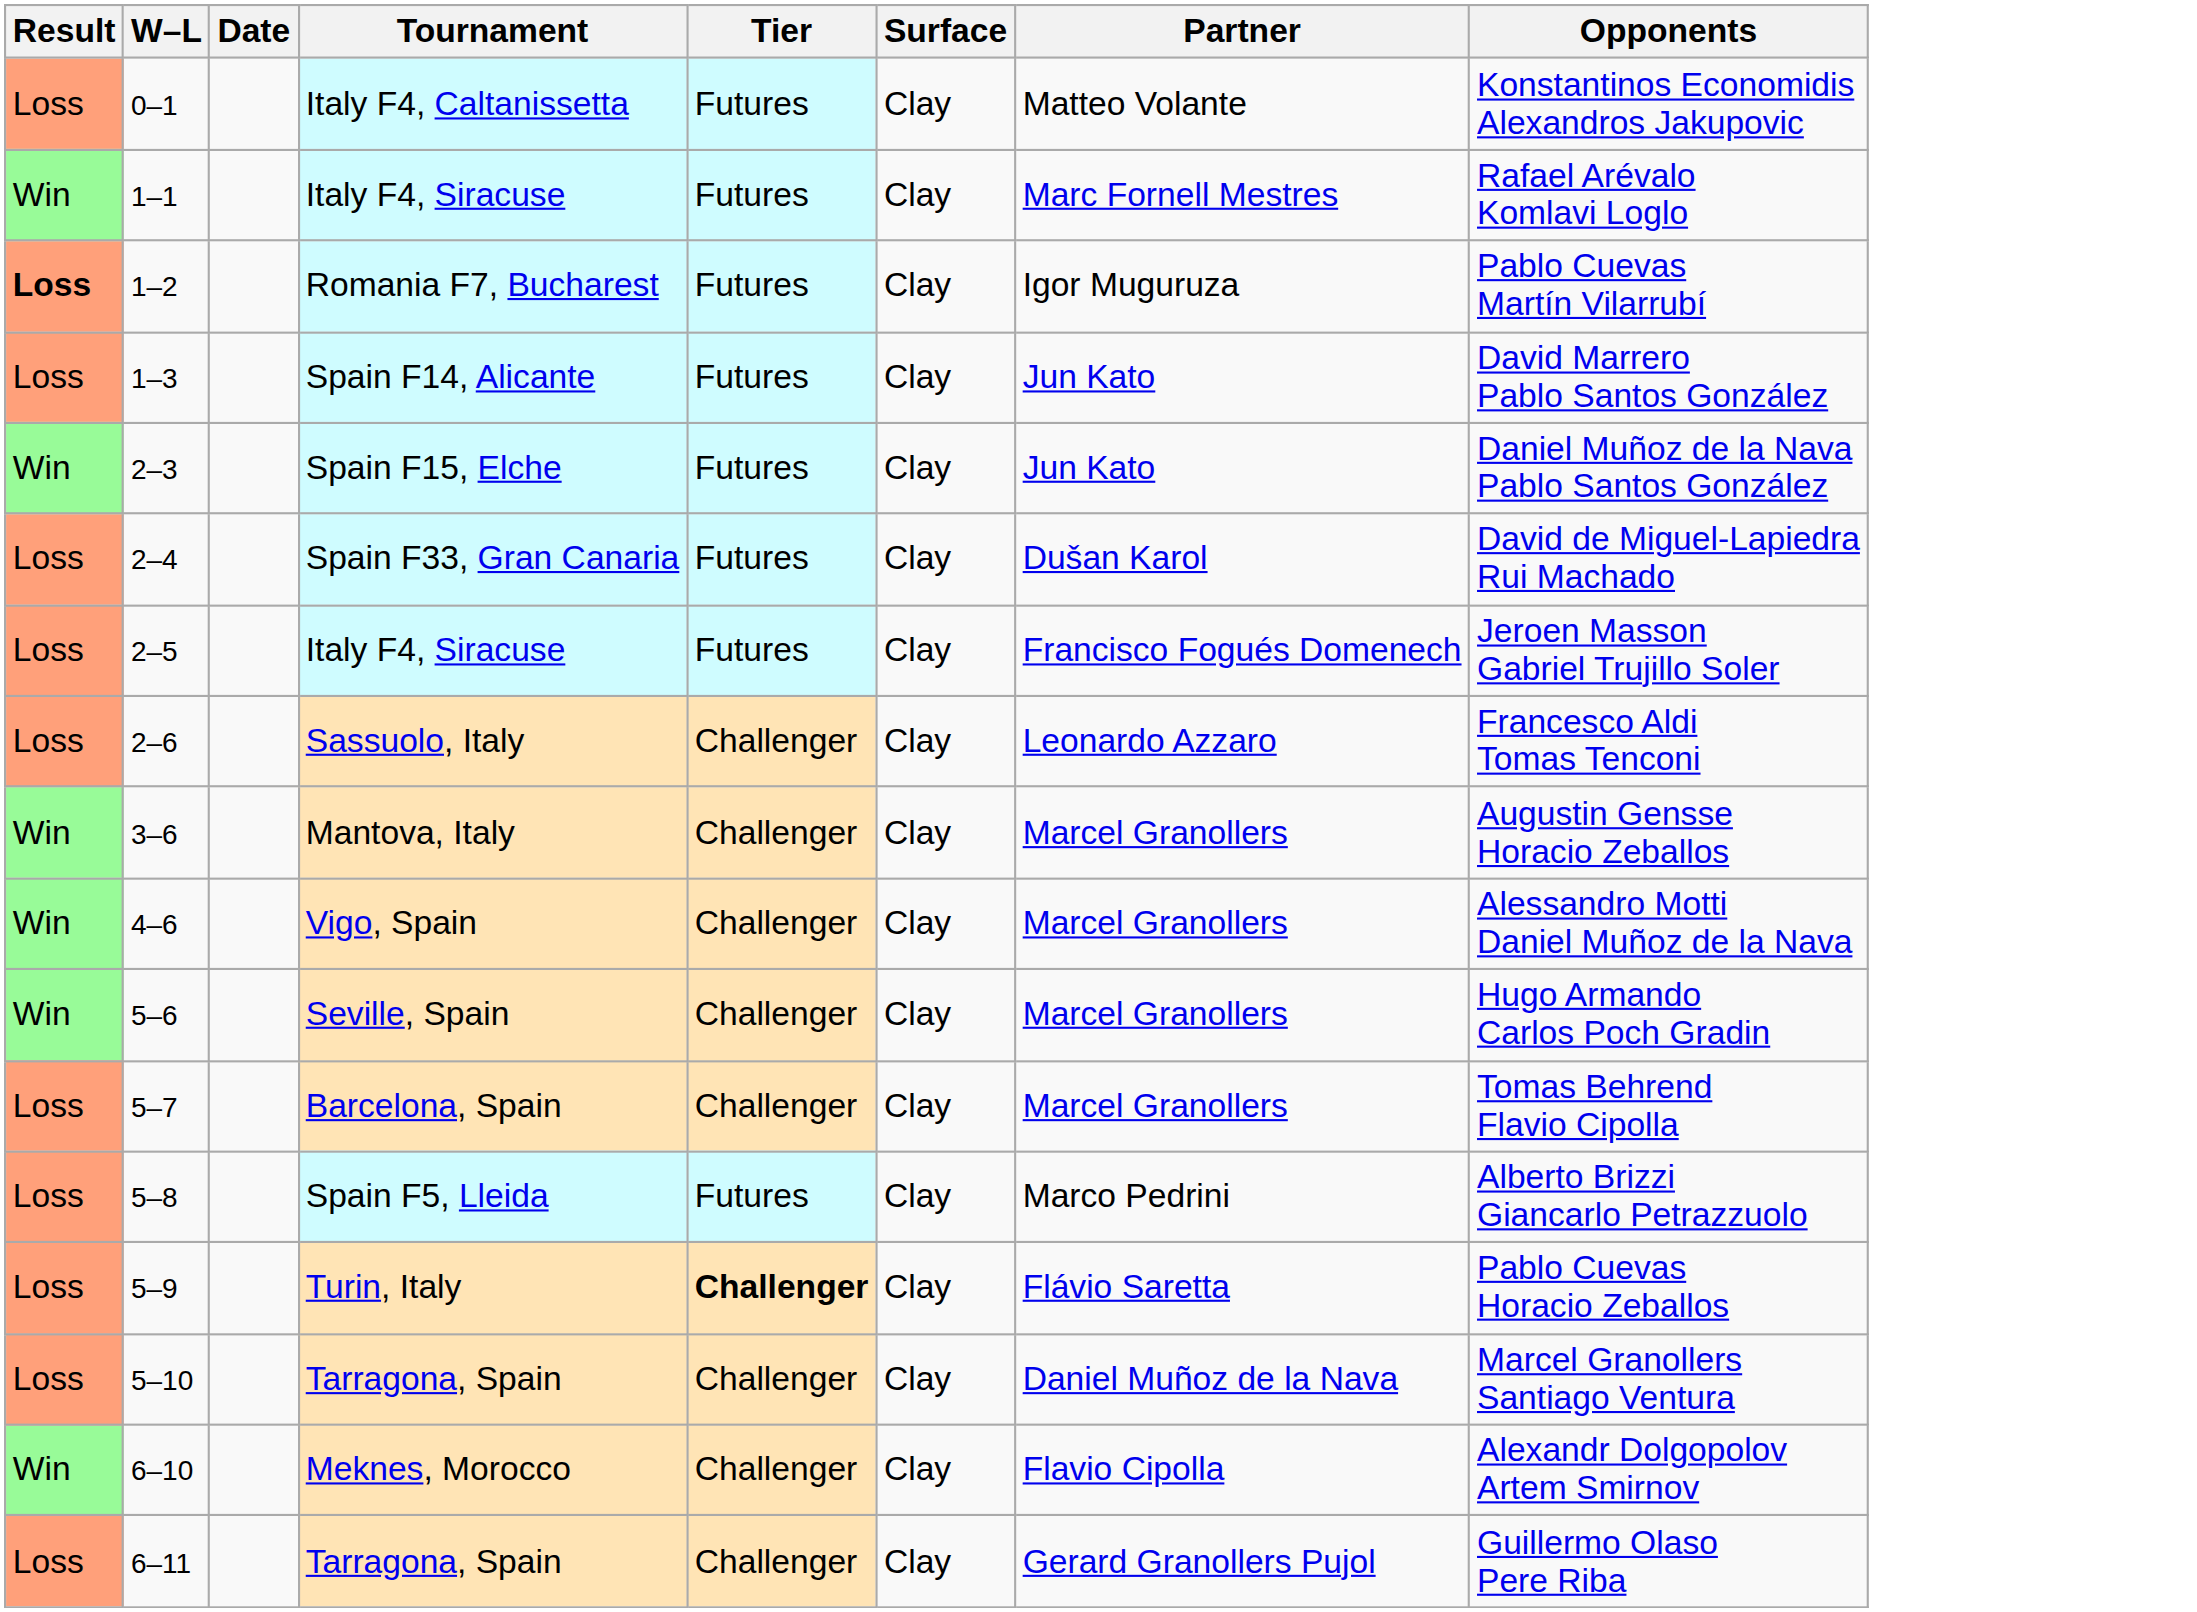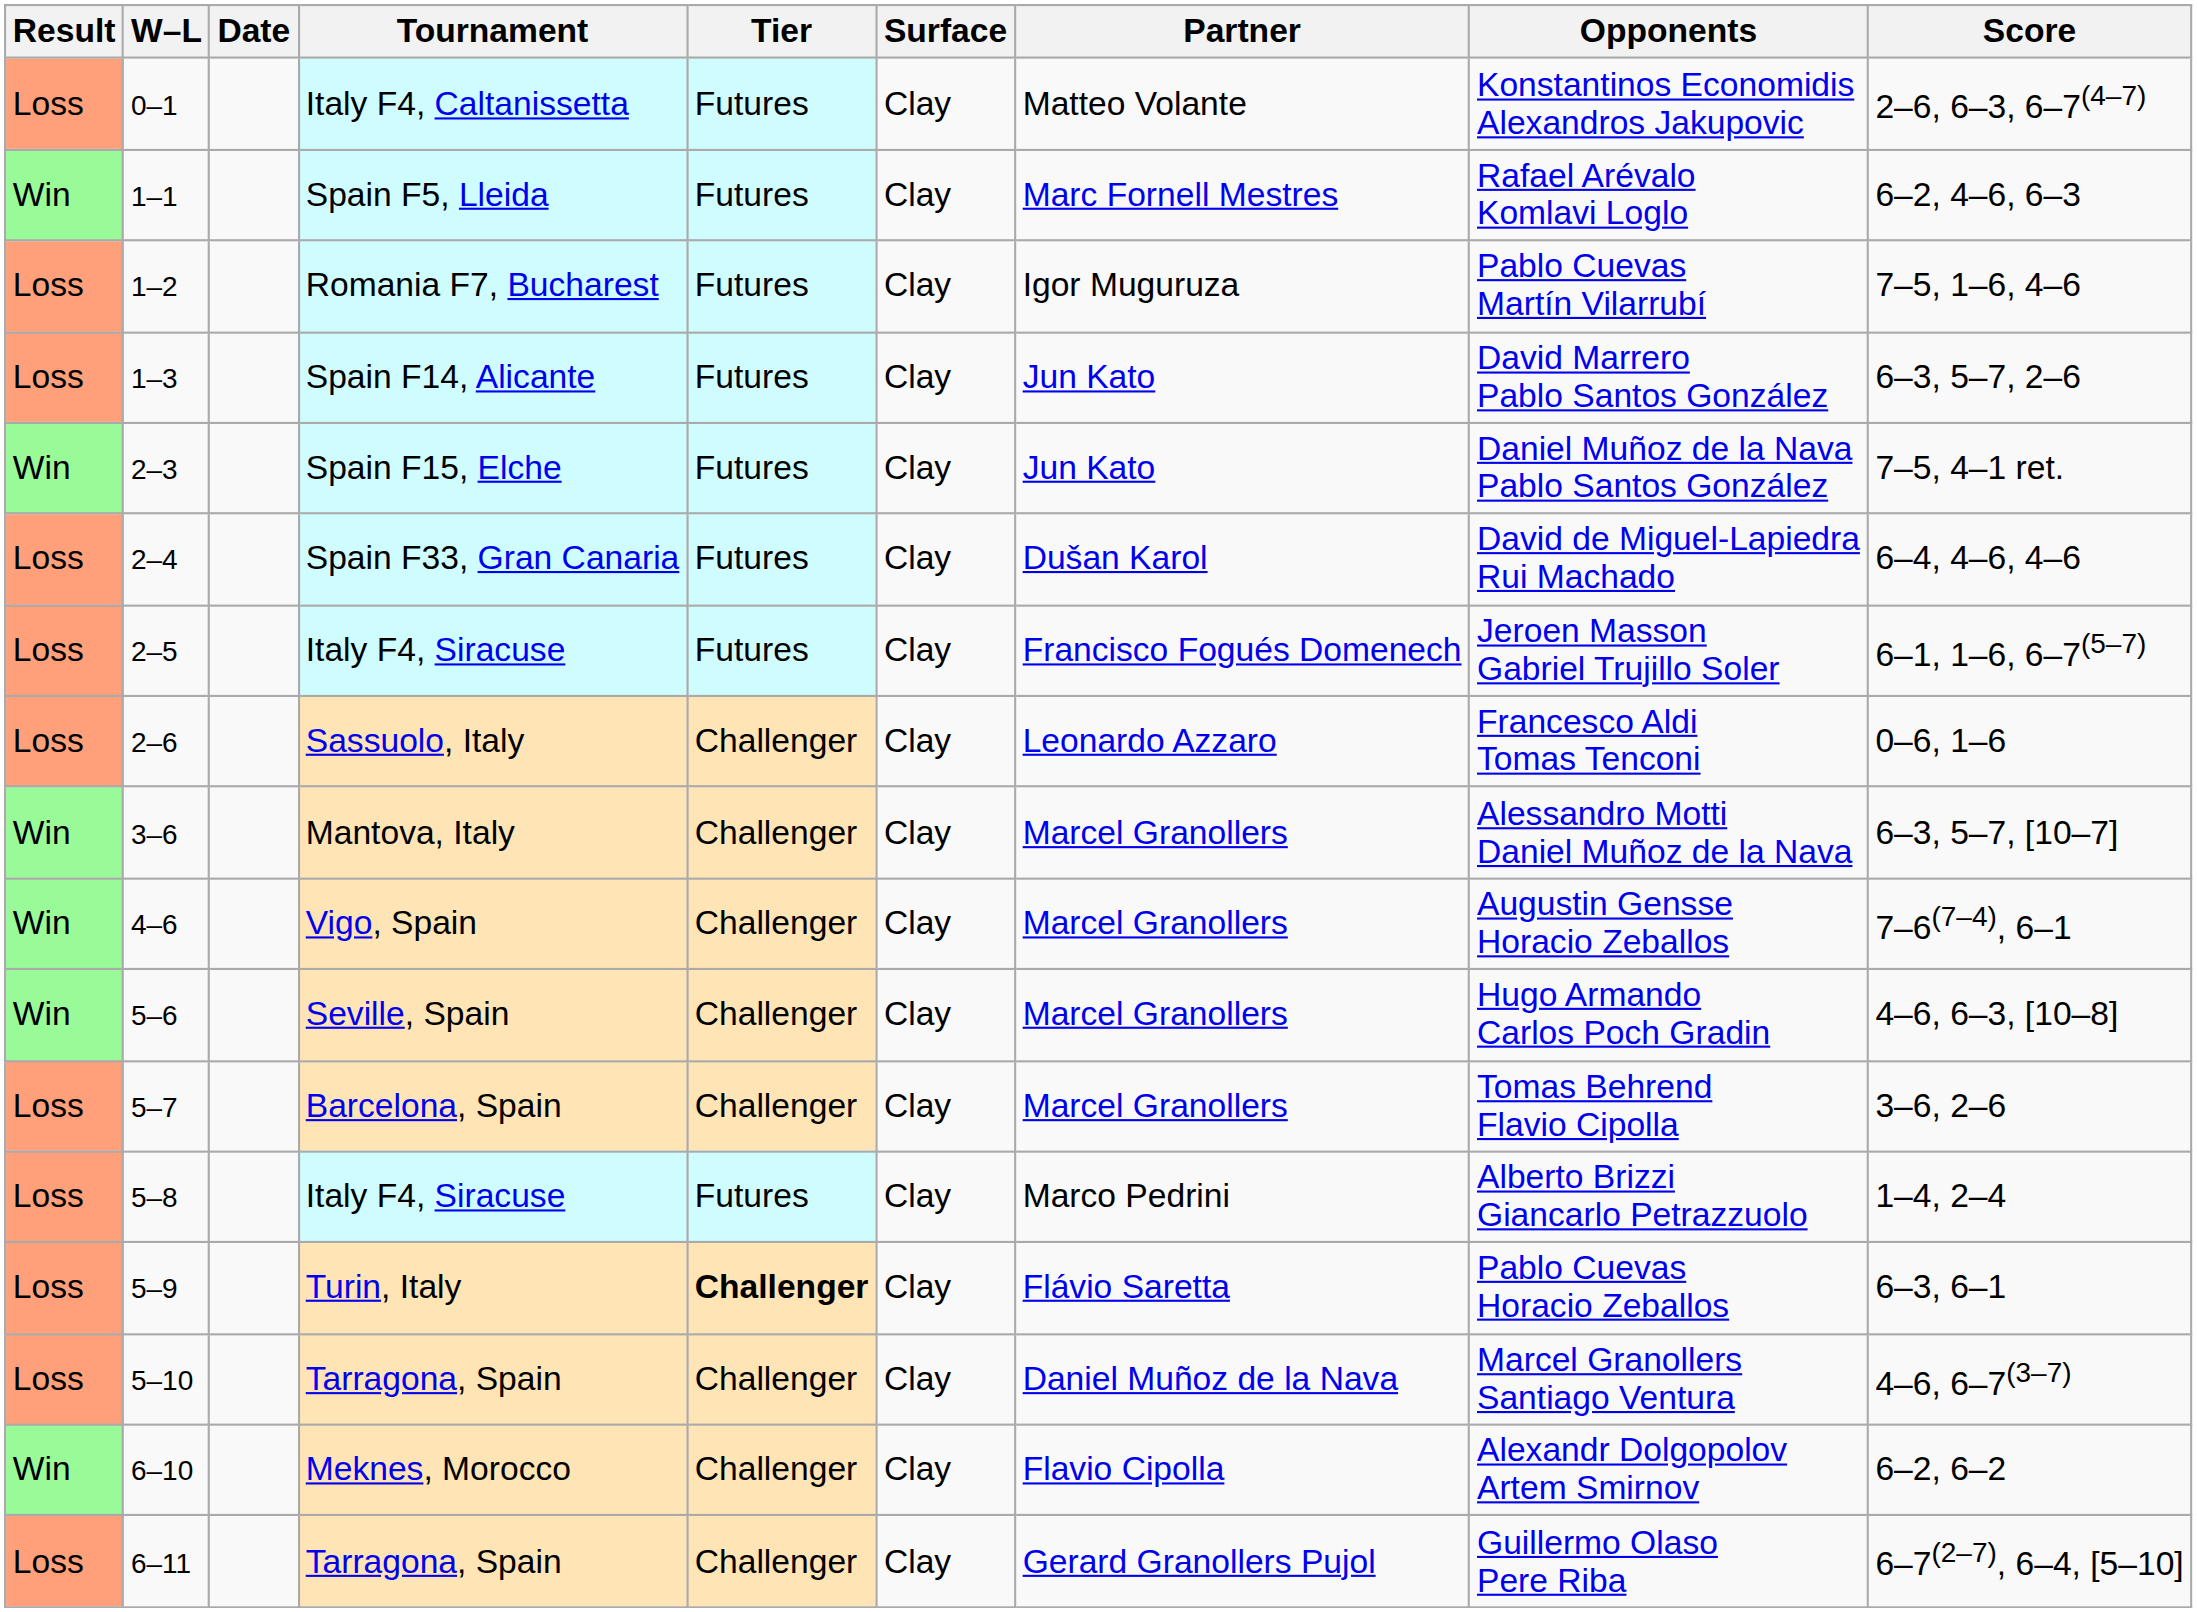+ column: (2030, 31)
(436, 194) Italy F4, Siracuse -> (427, 194) Spain F5, Lleida
(52, 285) bold -> (48, 285) normal
(1605, 832) Augustin Gensse Horacio Zeballos -> (1665, 832) Alessandro Motti Daniel Muñoz de la Nava
(1665, 923) Alessandro Motti Daniel Muñoz de la Nava -> (1605, 923) Augustin Gensse Horacio Zeballos
(427, 1196) Spain F5, Lleida -> (436, 1196) Italy F4, Siracuse
